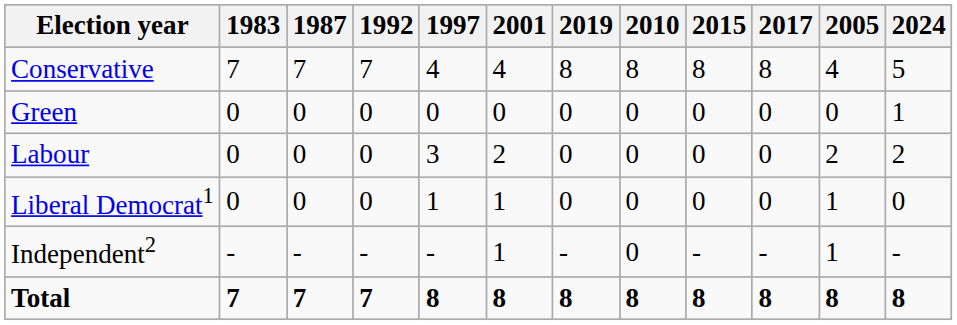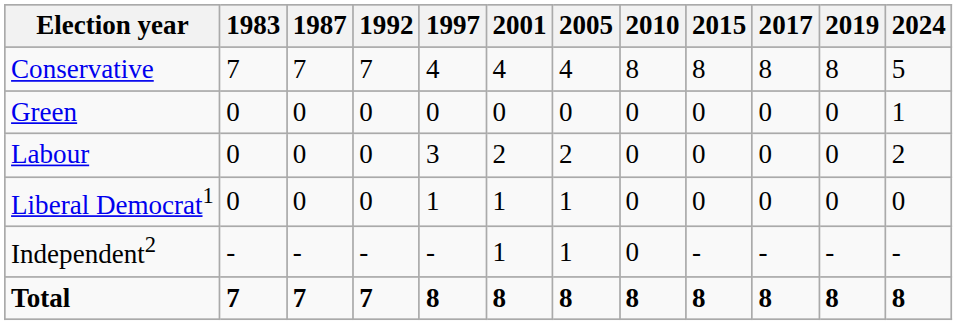columns swapped: (852, 25) <-> (586, 25)
